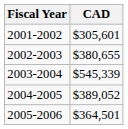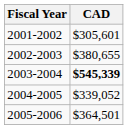(96, 74) normal -> (96, 74) bold
(96, 94) $389,052 -> (96, 94) $339,052
